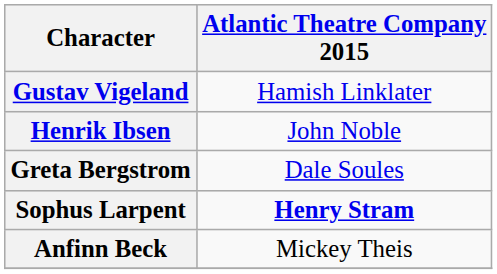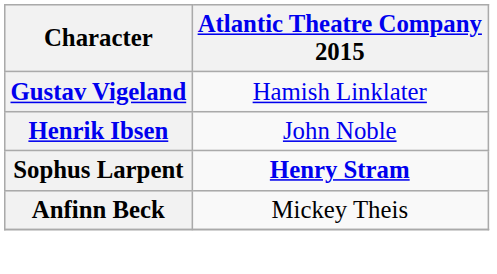- row: (101, 170)
